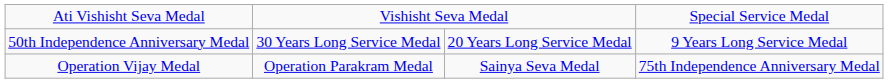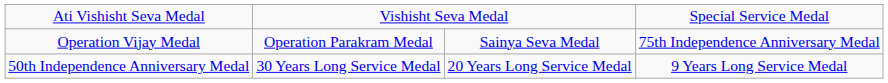rows swapped: (129, 66) <-> (129, 41)
